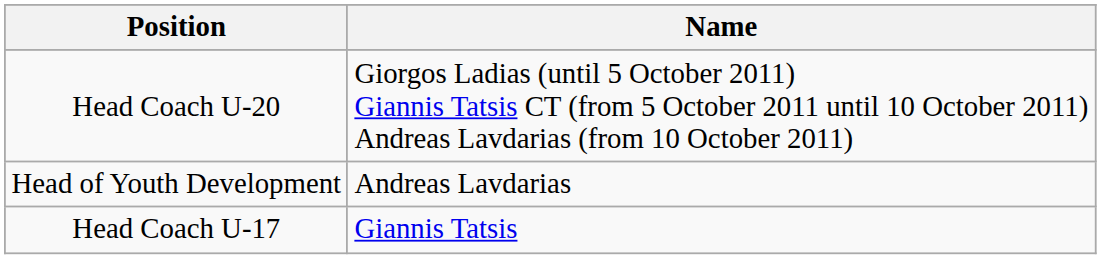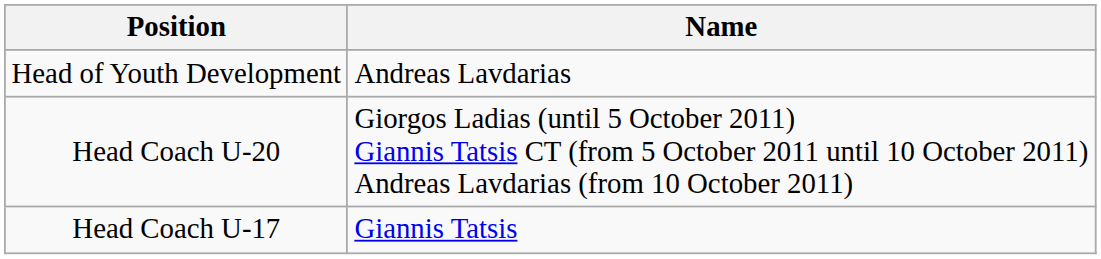rows swapped: (176, 183) <-> (176, 105)
